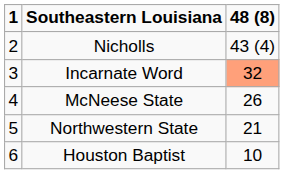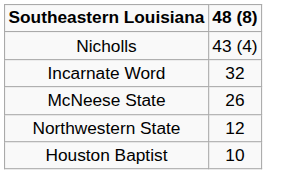- column: (13, 18)
(253, 73) lightsalmon background -> (235, 73) no background
(253, 127) 21 -> (235, 127) 12
